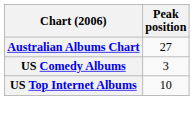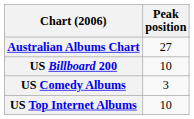+ row: (73, 66)
